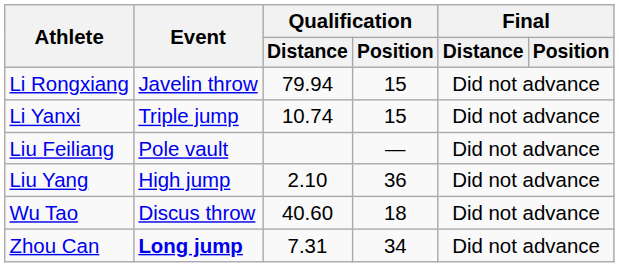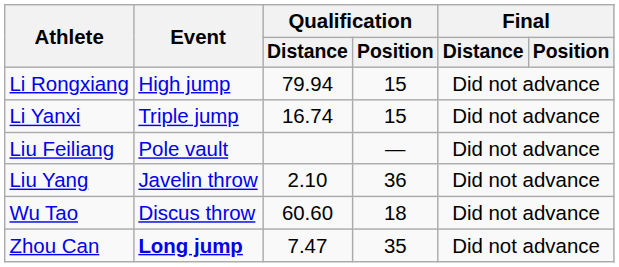(198, 84) Javelin throw -> (184, 84) High jump
(307, 116) 10.74 -> (307, 116) 16.74
(184, 181) High jump -> (198, 181) Javelin throw
(307, 213) 40.60 -> (307, 213) 60.60
(307, 246) 7.31 -> (307, 246) 7.47
(395, 246) 34 -> (395, 246) 35
